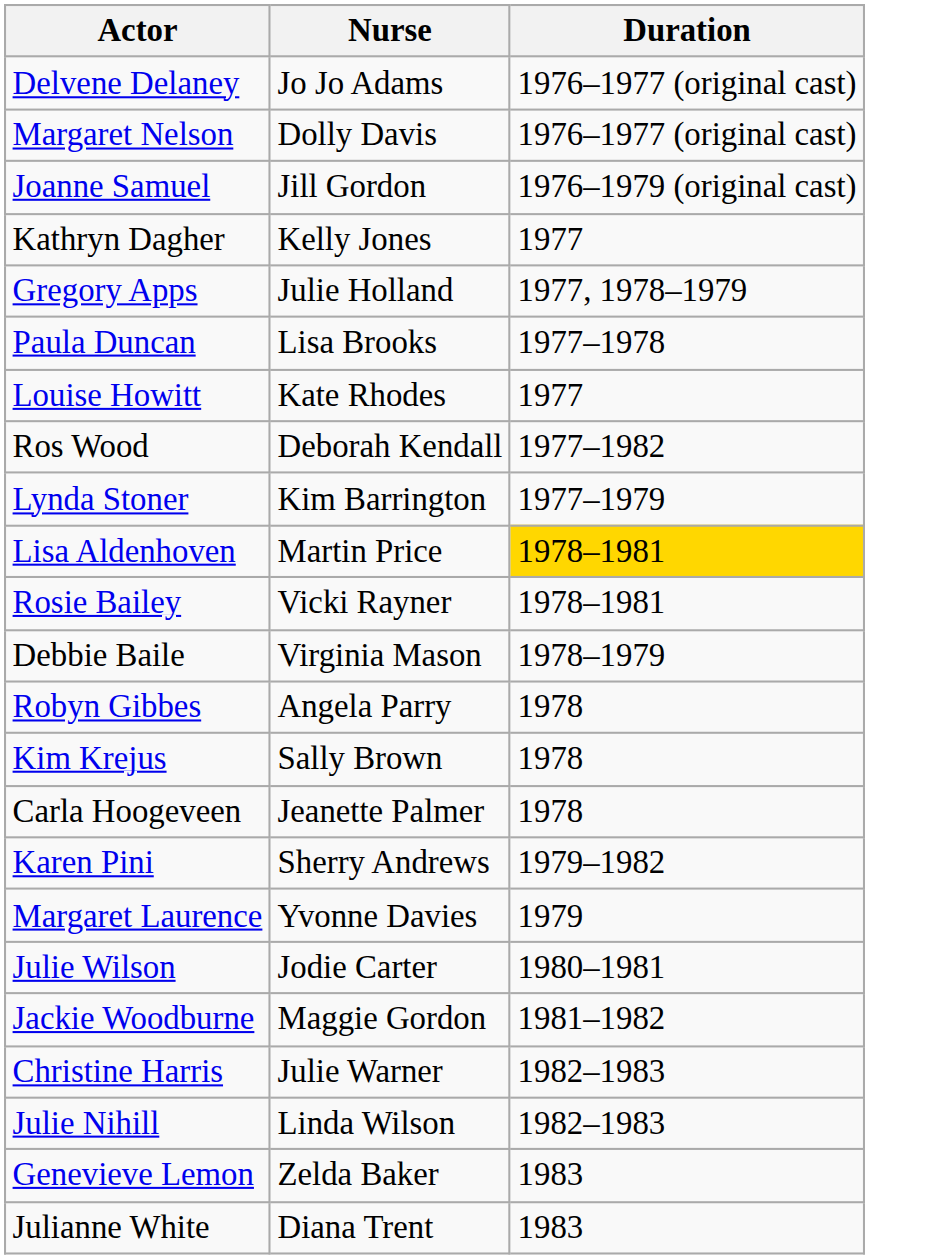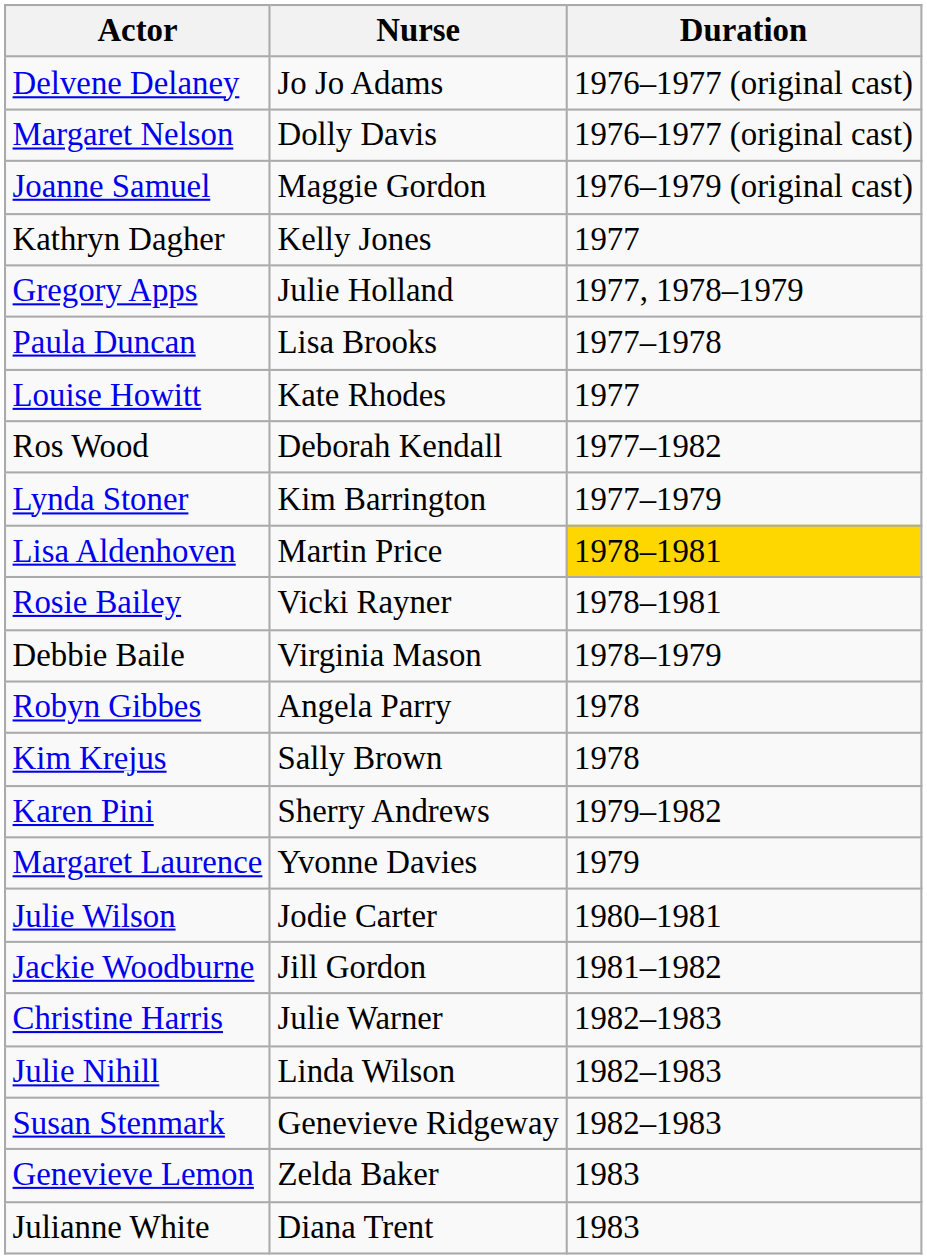(352, 186) Jill Gordon -> (382, 186) Maggie Gordon
- row: (127, 810)
(382, 1018) Maggie Gordon -> (352, 966) Jill Gordon
+ row: (119, 1122)
